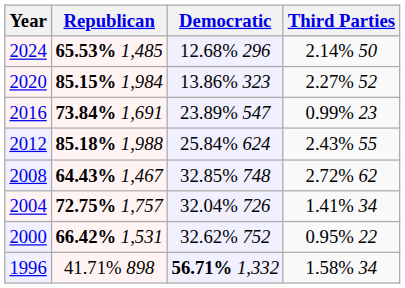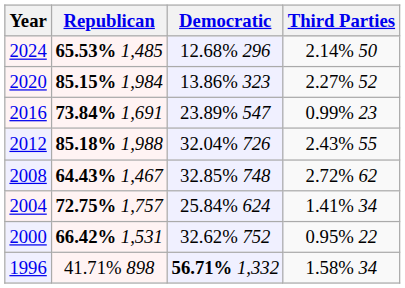(225, 143) 25.84% 624 -> (225, 143) 32.04% 726
(225, 205) 32.04% 726 -> (225, 205) 25.84% 624
